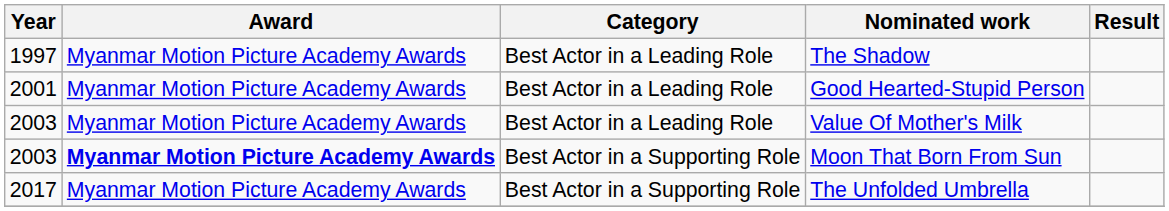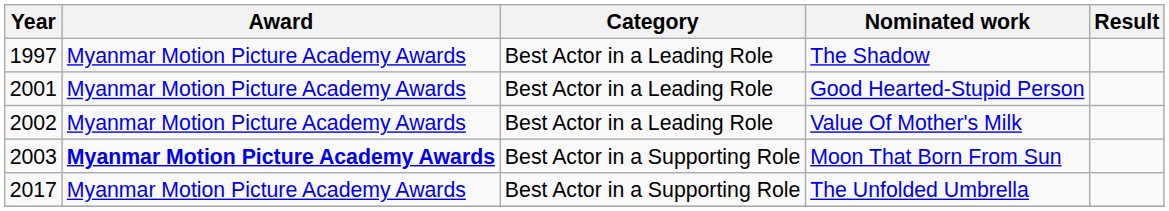(33, 123) 2003 -> (33, 123) 2002
